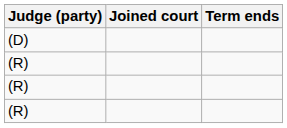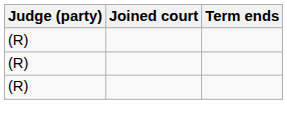- row: (18, 39)
